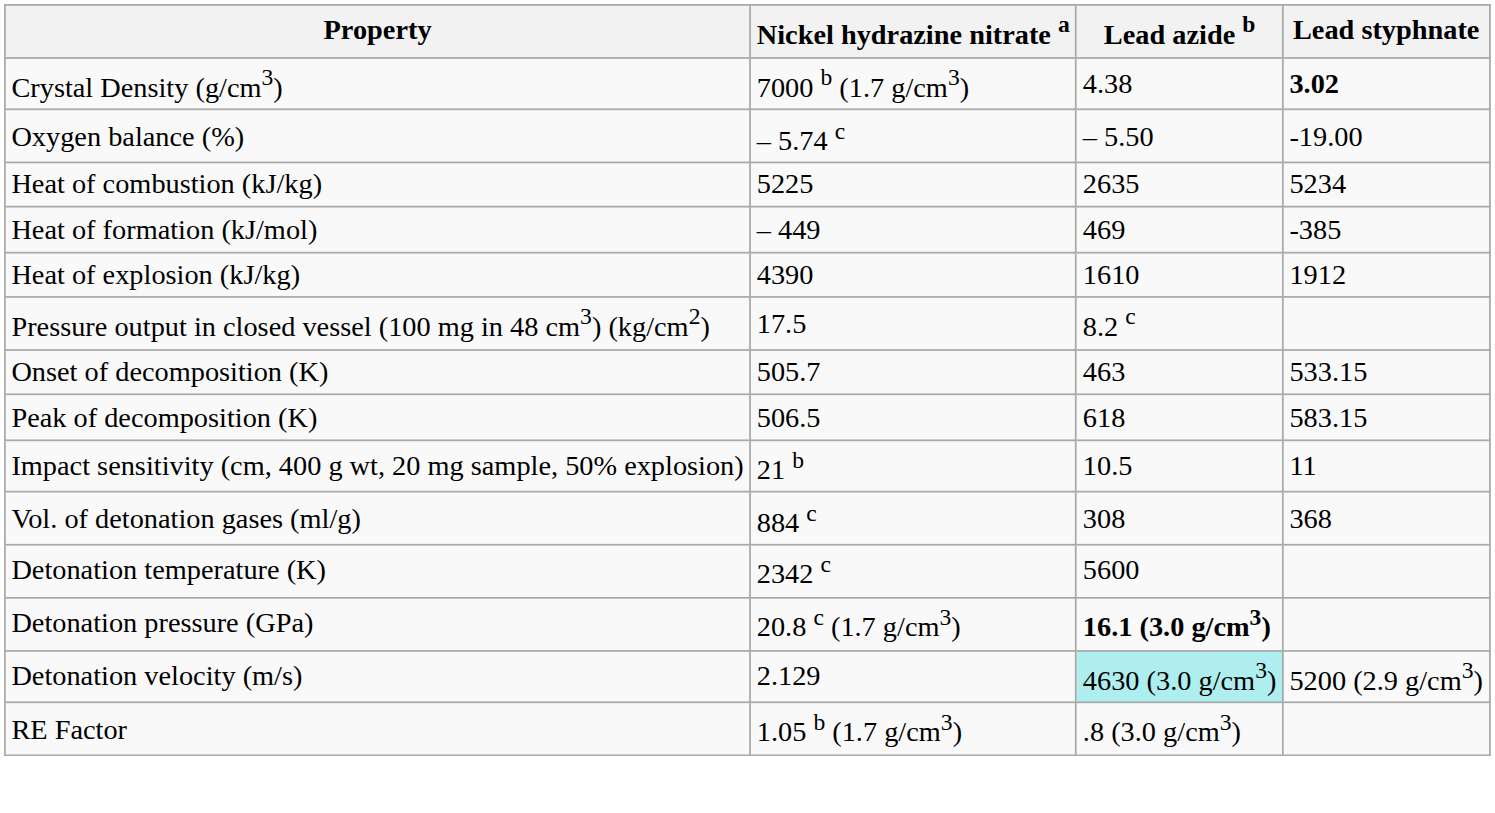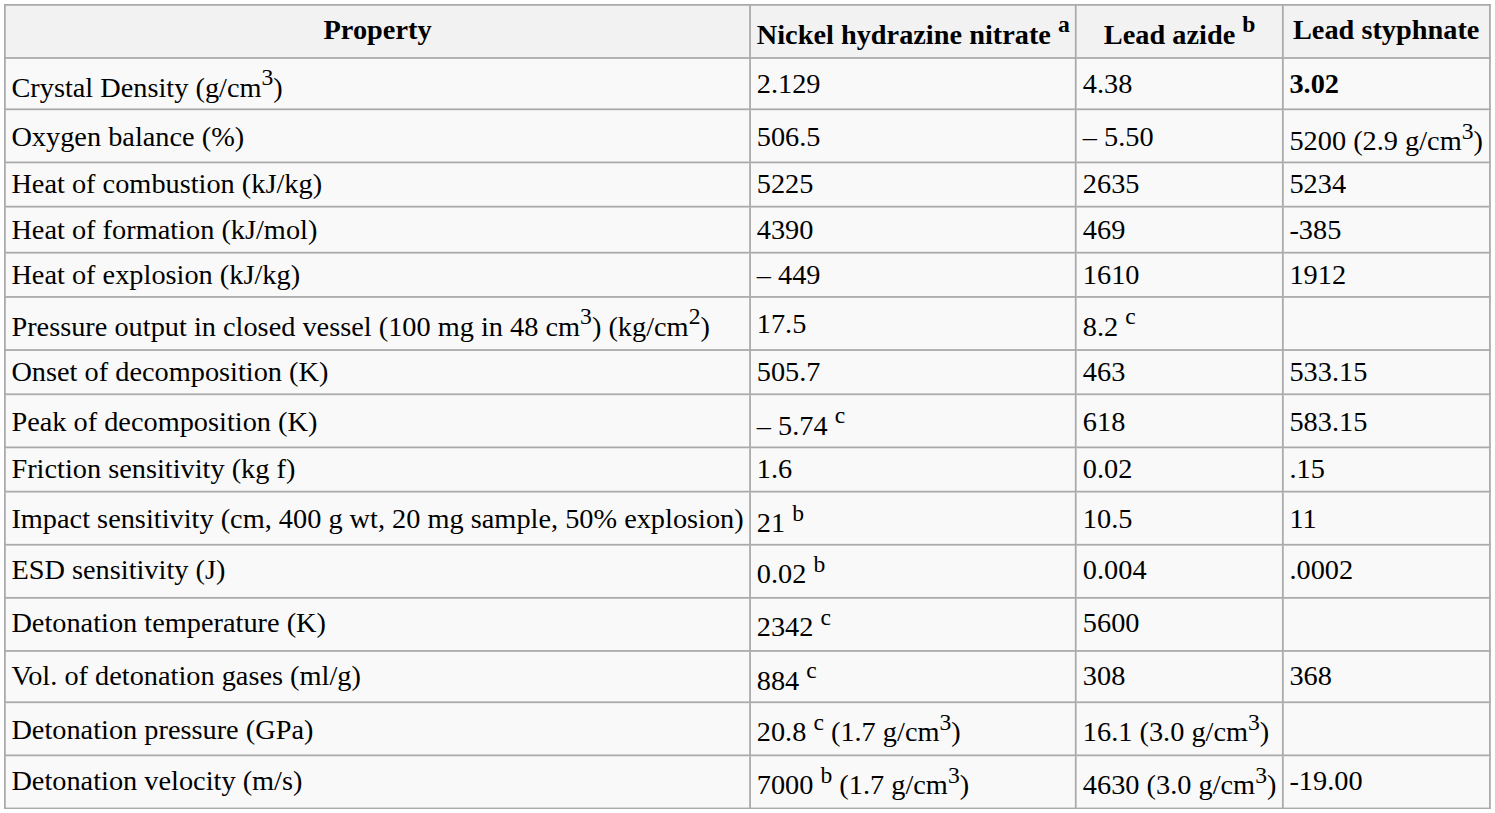(863, 83) 7000 b (1.7 g/cm3) -> (789, 83) 2.129
(801, 135) – 5.74 c -> (789, 135) 506.5
(1326, 135) -19.00 -> (1386, 135) 5200 (2.9 g/cm3)
(789, 229) – 449 -> (785, 229) 4390
(785, 274) 4390 -> (789, 274) – 449
(789, 416) 506.5 -> (801, 420) – 5.74 c
+ row: (153, 469)
+ row: (118, 570)
rows swapped: (186, 518) <-> (169, 570)
(1177, 623) bold -> (1176, 728) normal
(789, 675) 2.129 -> (863, 781) 7000 b (1.7 g/cm3)
(1180, 675) paleturquoise background -> (1180, 781) no background
(1386, 675) 5200 (2.9 g/cm3) -> (1326, 781) -19.00
- row: (69, 728)
